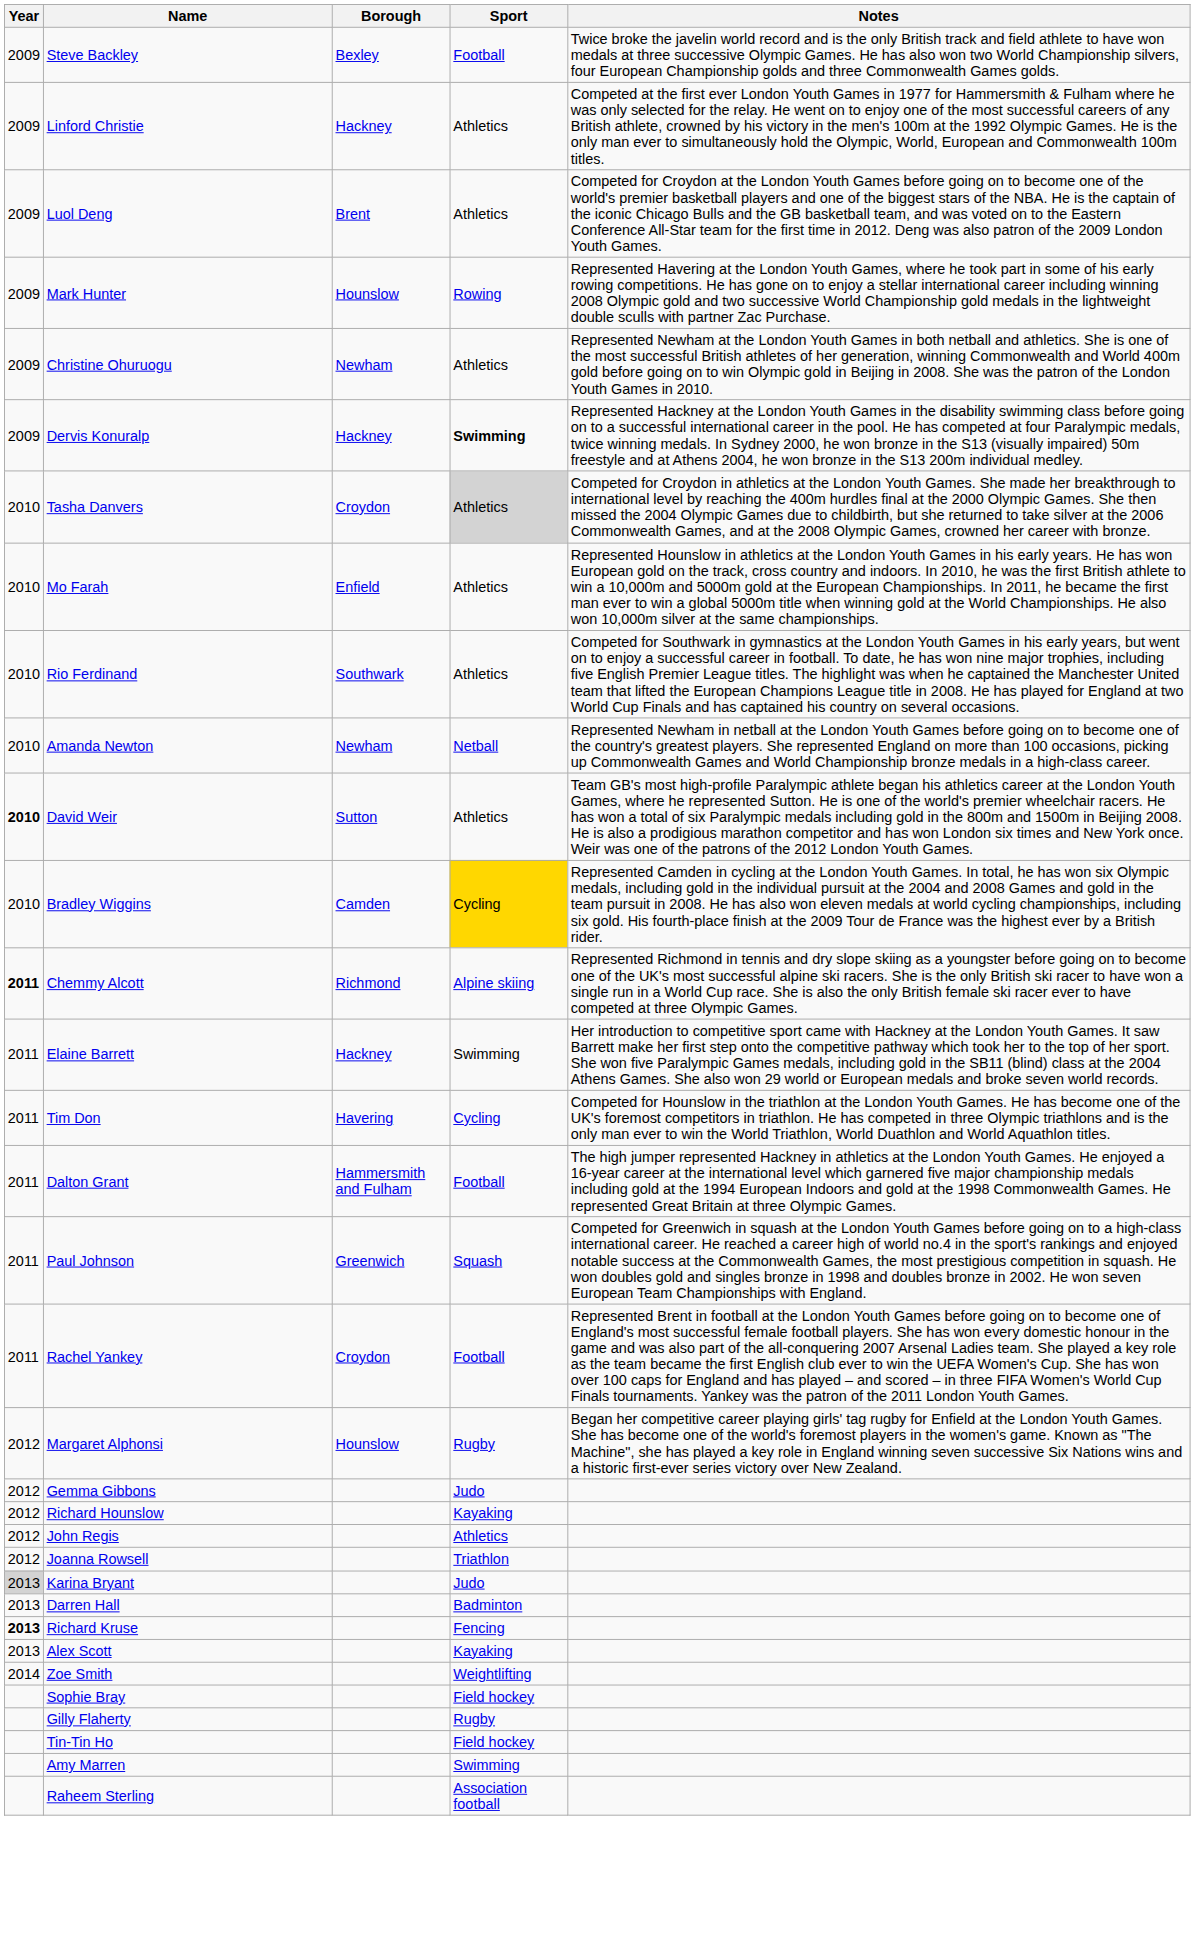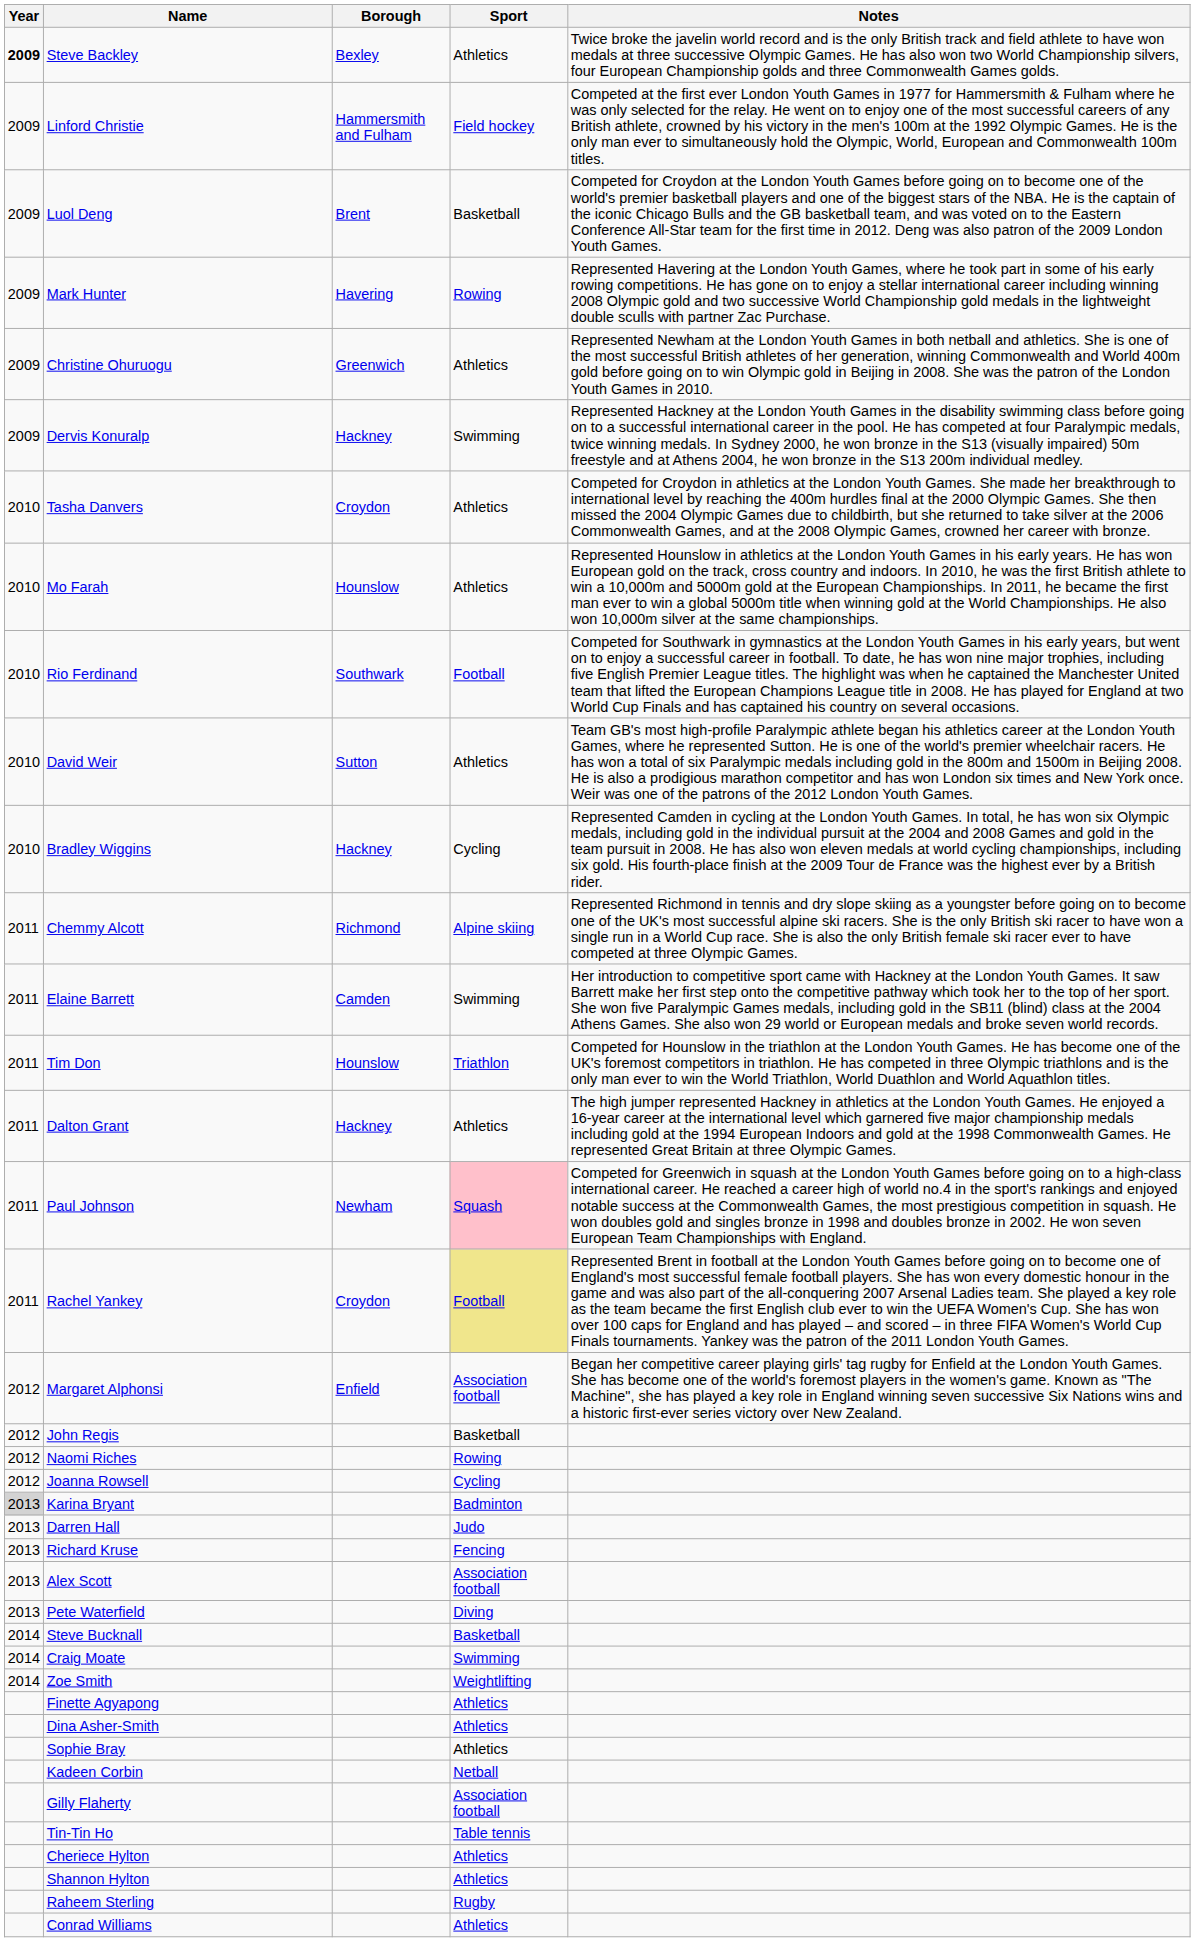(24, 55) normal -> (24, 55) bold
(479, 55) Football -> (481, 55) Athletics
(364, 126) Hackney -> (380, 126) Hammersmith and Fulham
(481, 126) Athletics -> (494, 126) Field hockey
(481, 214) Athletics -> (487, 214) Basketball
(367, 293) Hounslow -> (364, 293) Havering
(364, 365) Newham -> (370, 365) Greenwich
(489, 436) bold -> (487, 436) normal
(481, 507) lightgrey background -> (481, 507) no background
(358, 587) Enfield -> (367, 587) Hounslow
(481, 674) Athletics -> (479, 674) Football
- row: (100, 745)
(24, 817) bold -> (24, 761) normal
(363, 904) Camden -> (364, 849) Hackney
(477, 904) gold background -> (477, 849) no background
(23, 983) bold -> (23, 928) normal
(364, 1055) Hackney -> (363, 1000) Camden
(364, 1118) Havering -> (367, 1063) Hounslow
(477, 1118) Cycling -> (481, 1063) Triathlon
(380, 1181) Hammersmith and Fulham -> (364, 1126) Hackney
(479, 1181) Football -> (481, 1126) Athletics
(370, 1261) Greenwich -> (364, 1205) Newham
(478, 1261) no background -> (478, 1205) pink background
(479, 1356) no background -> (479, 1301) khaki background
(367, 1444) Hounslow -> (358, 1388) Enfield
(474, 1444) Rugby -> (490, 1388) Association football
- row: (101, 1491)
- row: (105, 1514)
(481, 1536) Athletics -> (487, 1436) Basketball
+ row: (92, 1458)
(481, 1559) Triathlon -> (477, 1481) Cycling
(469, 1582) Judo -> (488, 1504) Badminton
(488, 1605) Badminton -> (469, 1527) Judo
(24, 1628) bold -> (24, 1550) normal
(483, 1651) Kayaking -> (490, 1581) Association football
+ row: (96, 1612)
+ row: (94, 1635)
+ row: (86, 1657)
+ row: (103, 1703)
+ row: (103, 1726)
(494, 1696) Field hockey -> (481, 1749) Athletics
+ row: (95, 1772)
(474, 1719) Rugby -> (490, 1803) Association football
(494, 1742) Field hockey -> (492, 1834) Table tennis
+ row: (98, 1856)
+ row: (98, 1879)
- row: (86, 1765)
(490, 1796) Association football -> (474, 1902) Rugby
+ row: (99, 1925)
